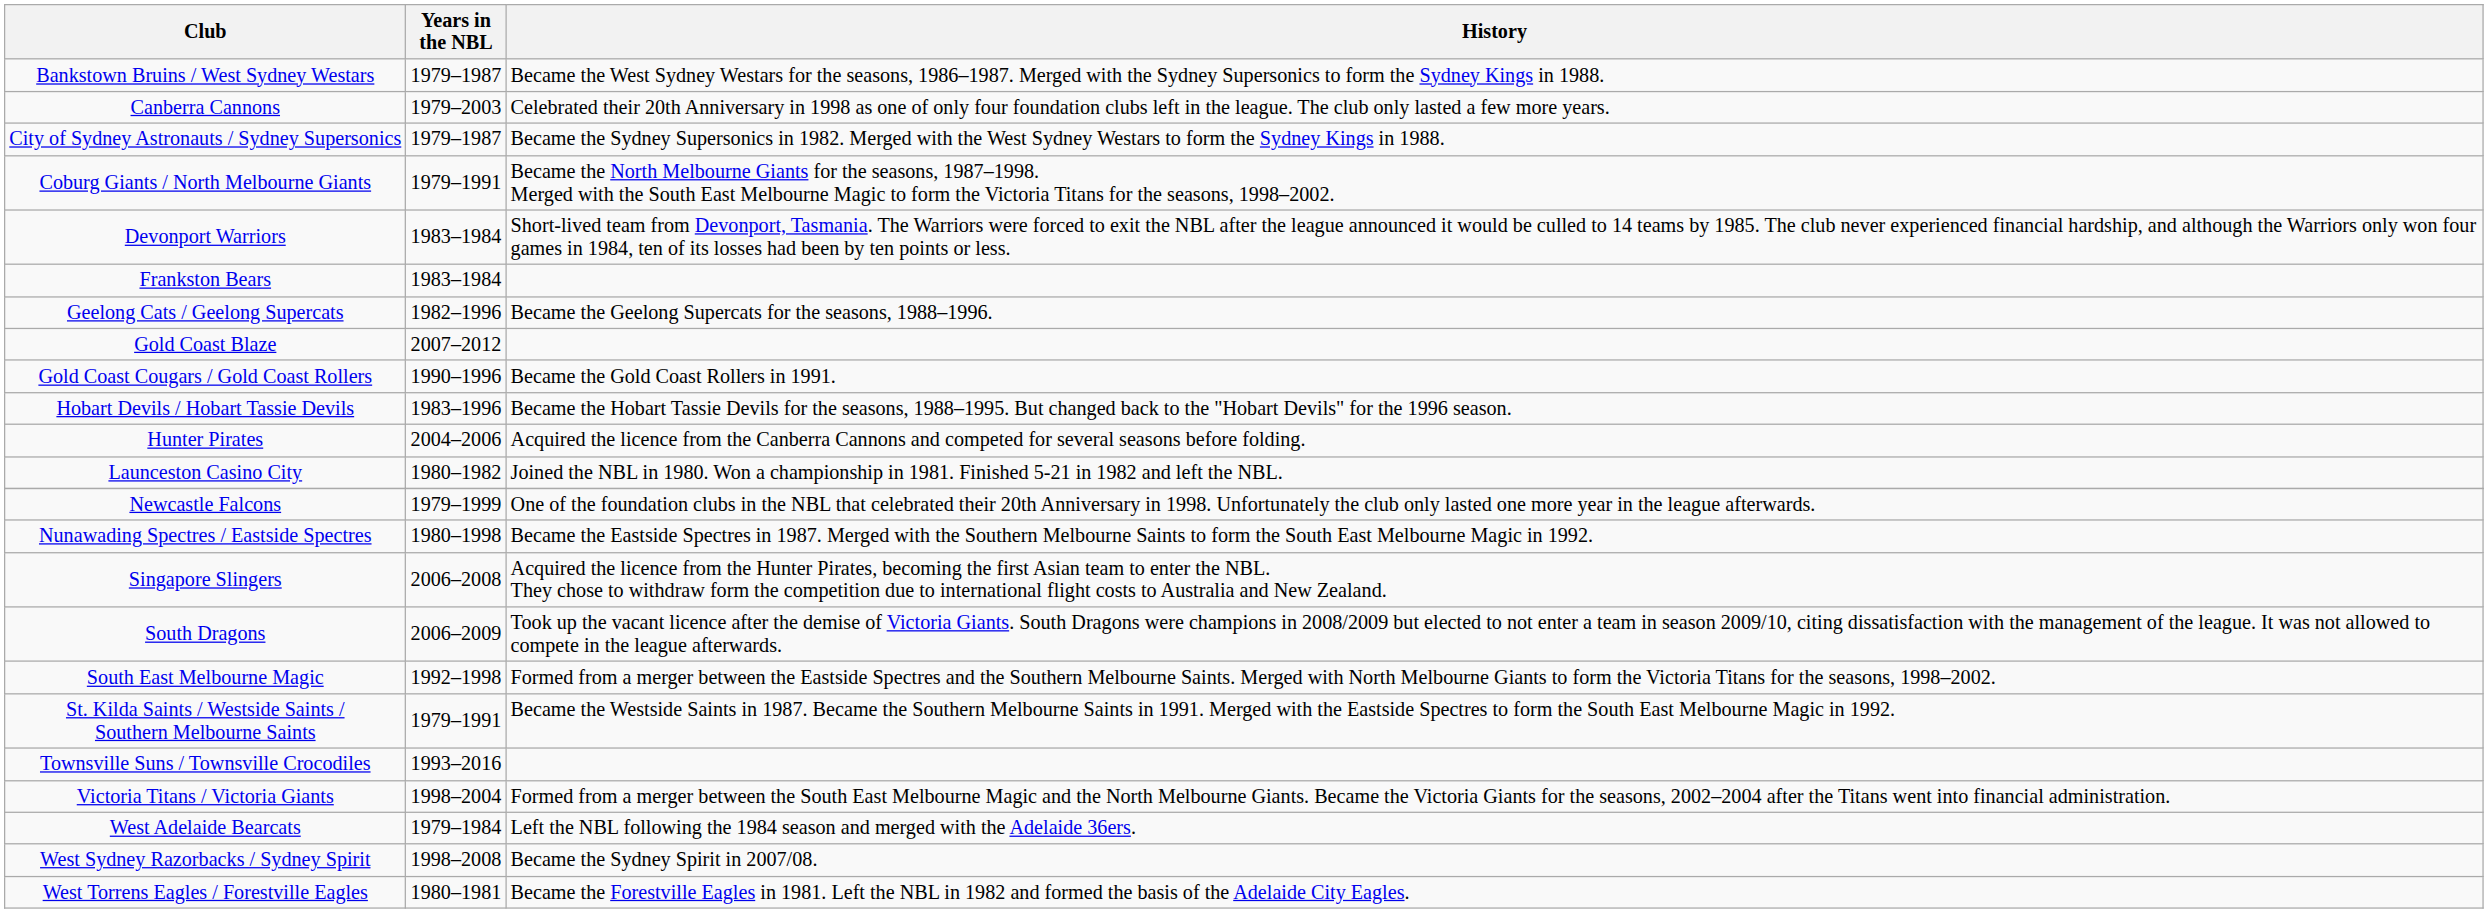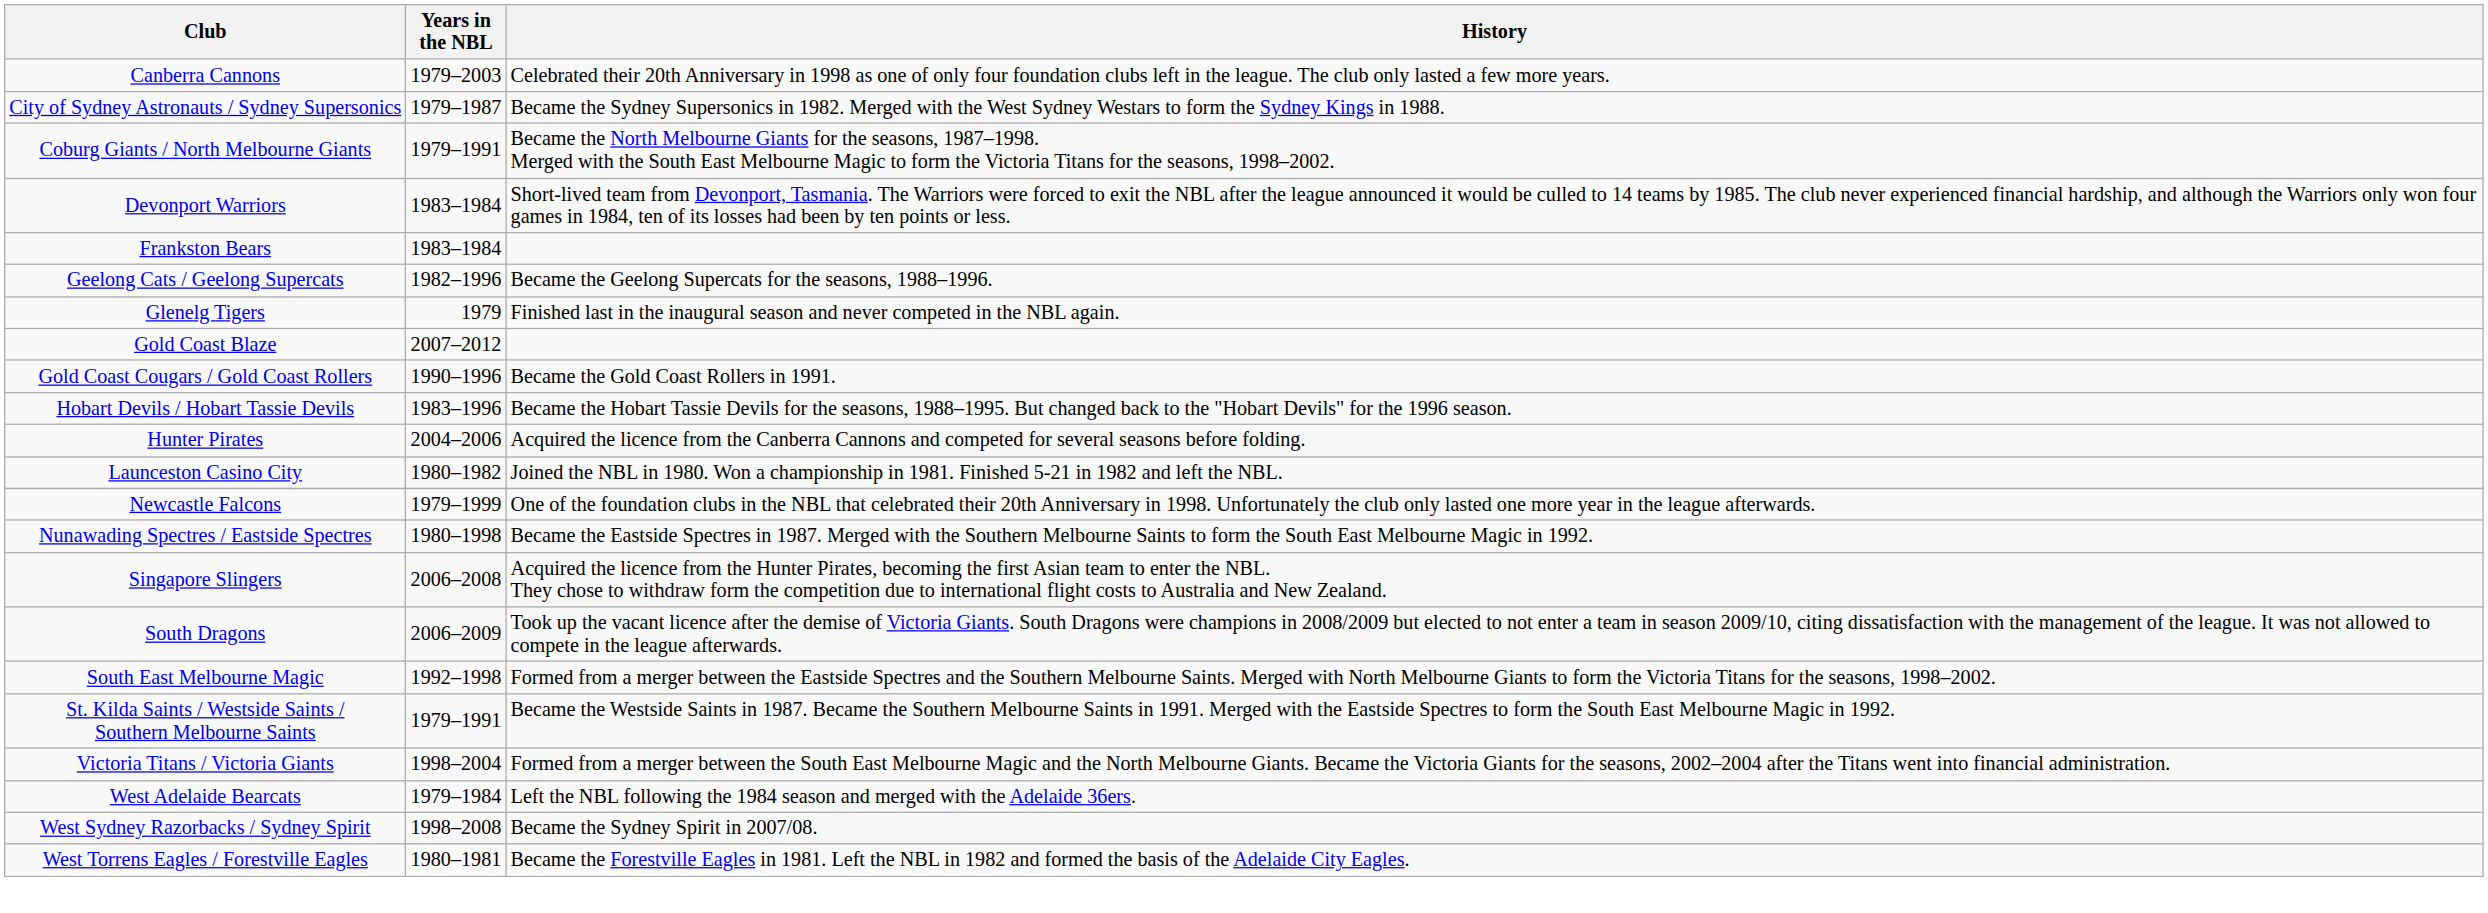- row: (205, 75)
+ row: (205, 312)
- row: (205, 764)
